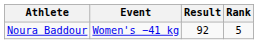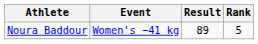(203, 30) 92 -> (203, 30) 89
